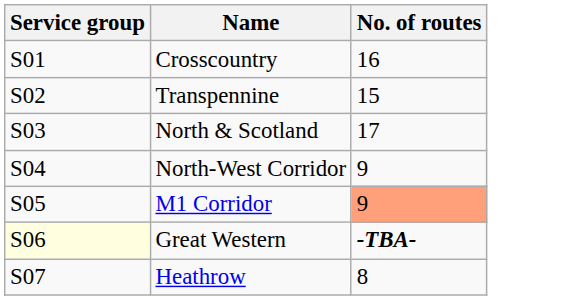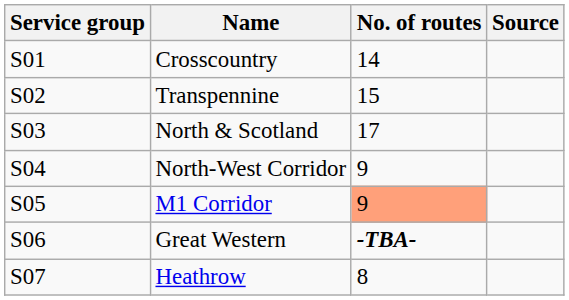+ column: (526, 22)
(368, 58) 16 -> (368, 58) 14
(28, 240) lightyellow background -> (28, 240) no background
